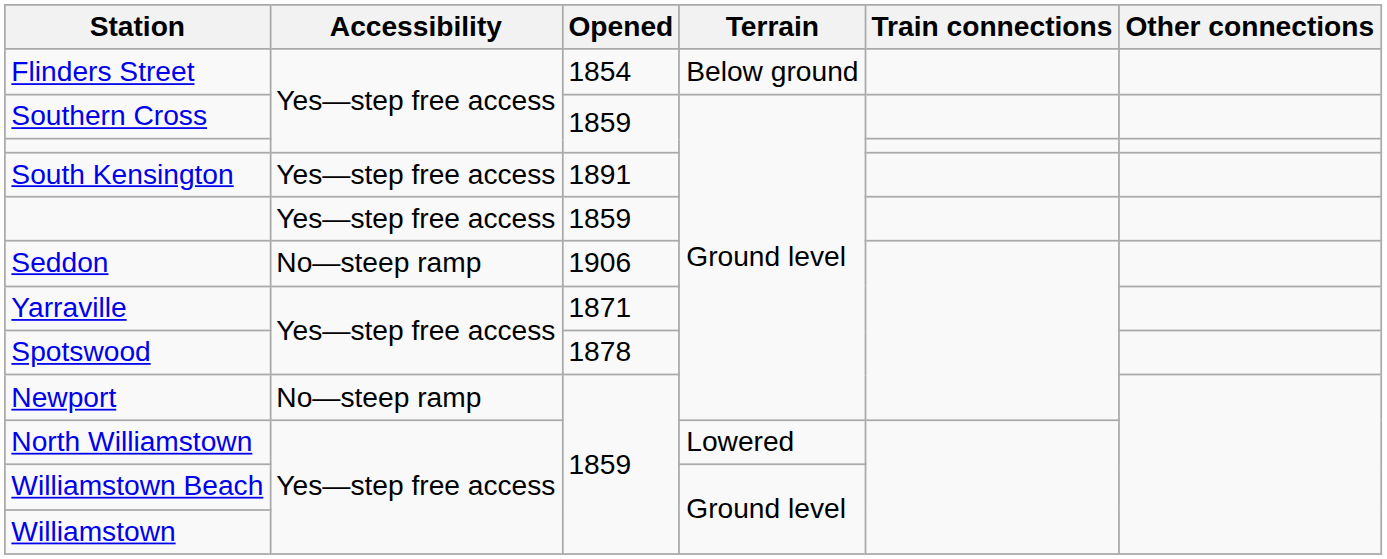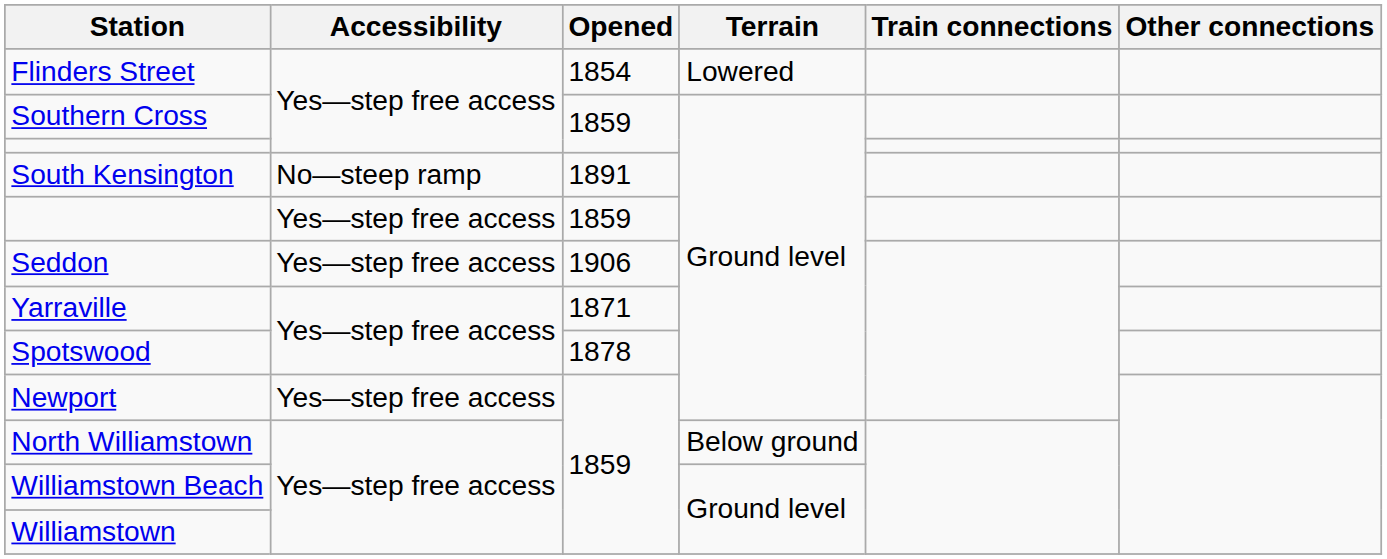(772, 71) Below ground -> (740, 71) Lowered
(416, 173) Yes—step free access -> (379, 173) No—steep ramp
(379, 263) No—steep ramp -> (416, 263) Yes—step free access
(379, 397) No—steep ramp -> (416, 397) Yes—step free access
(740, 441) Lowered -> (772, 441) Below ground
